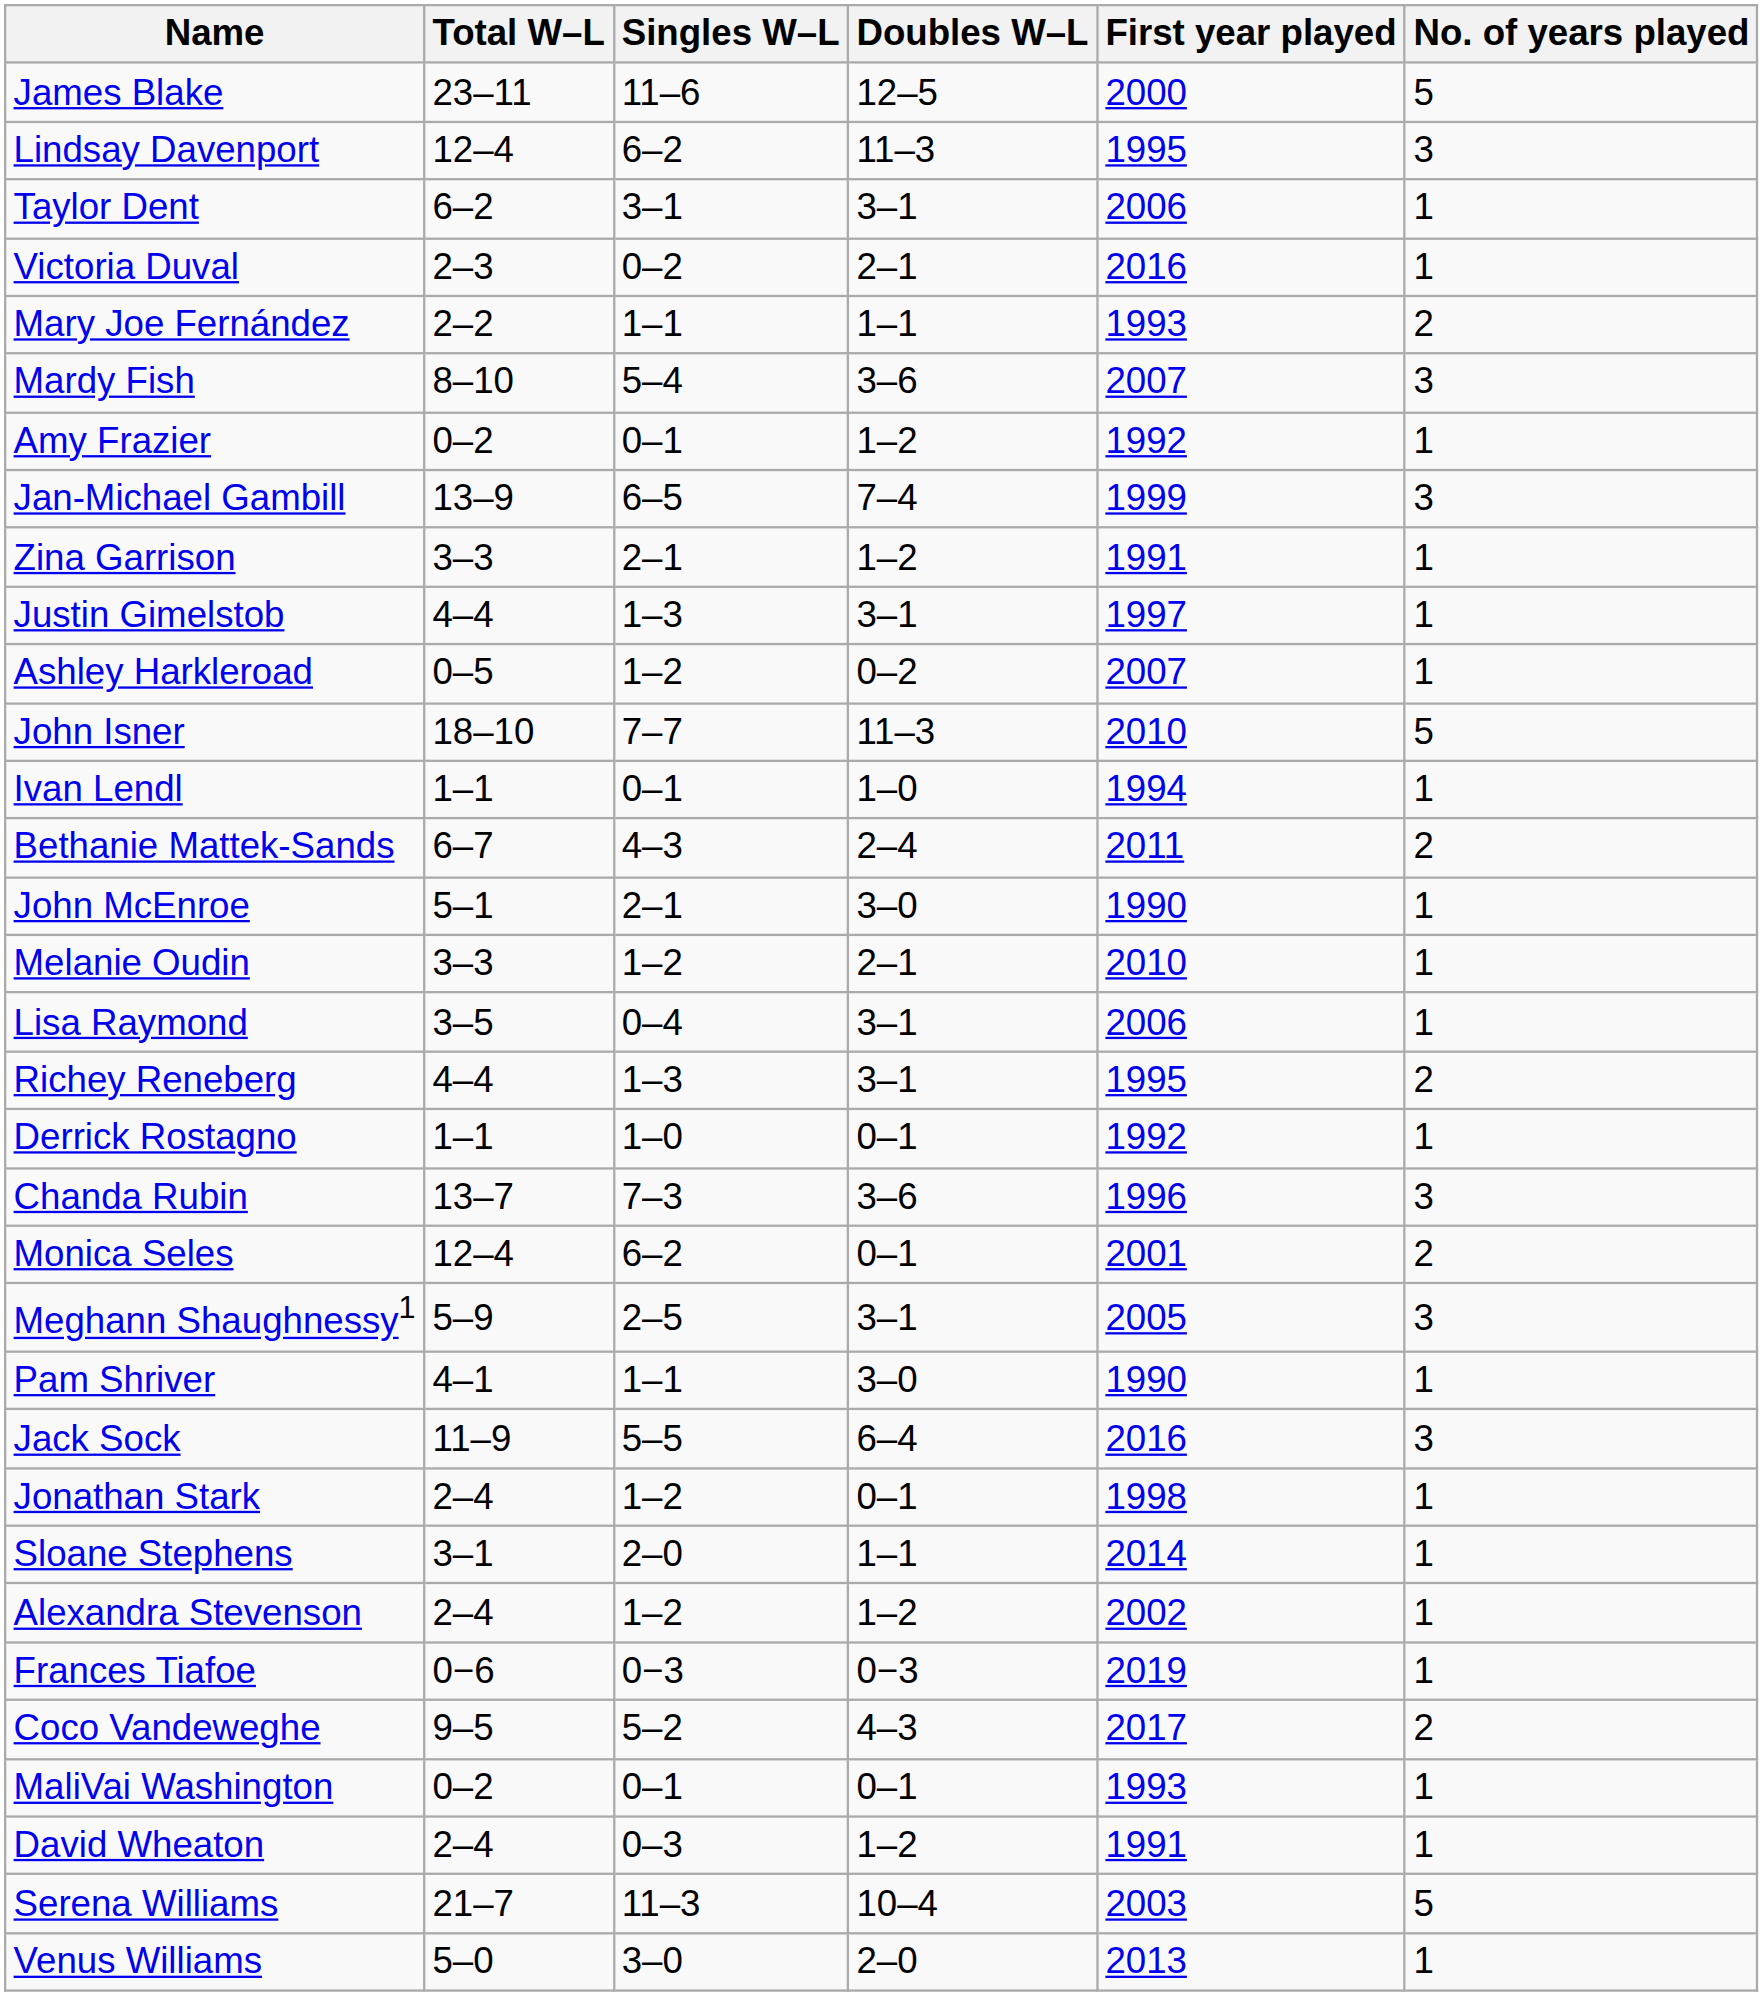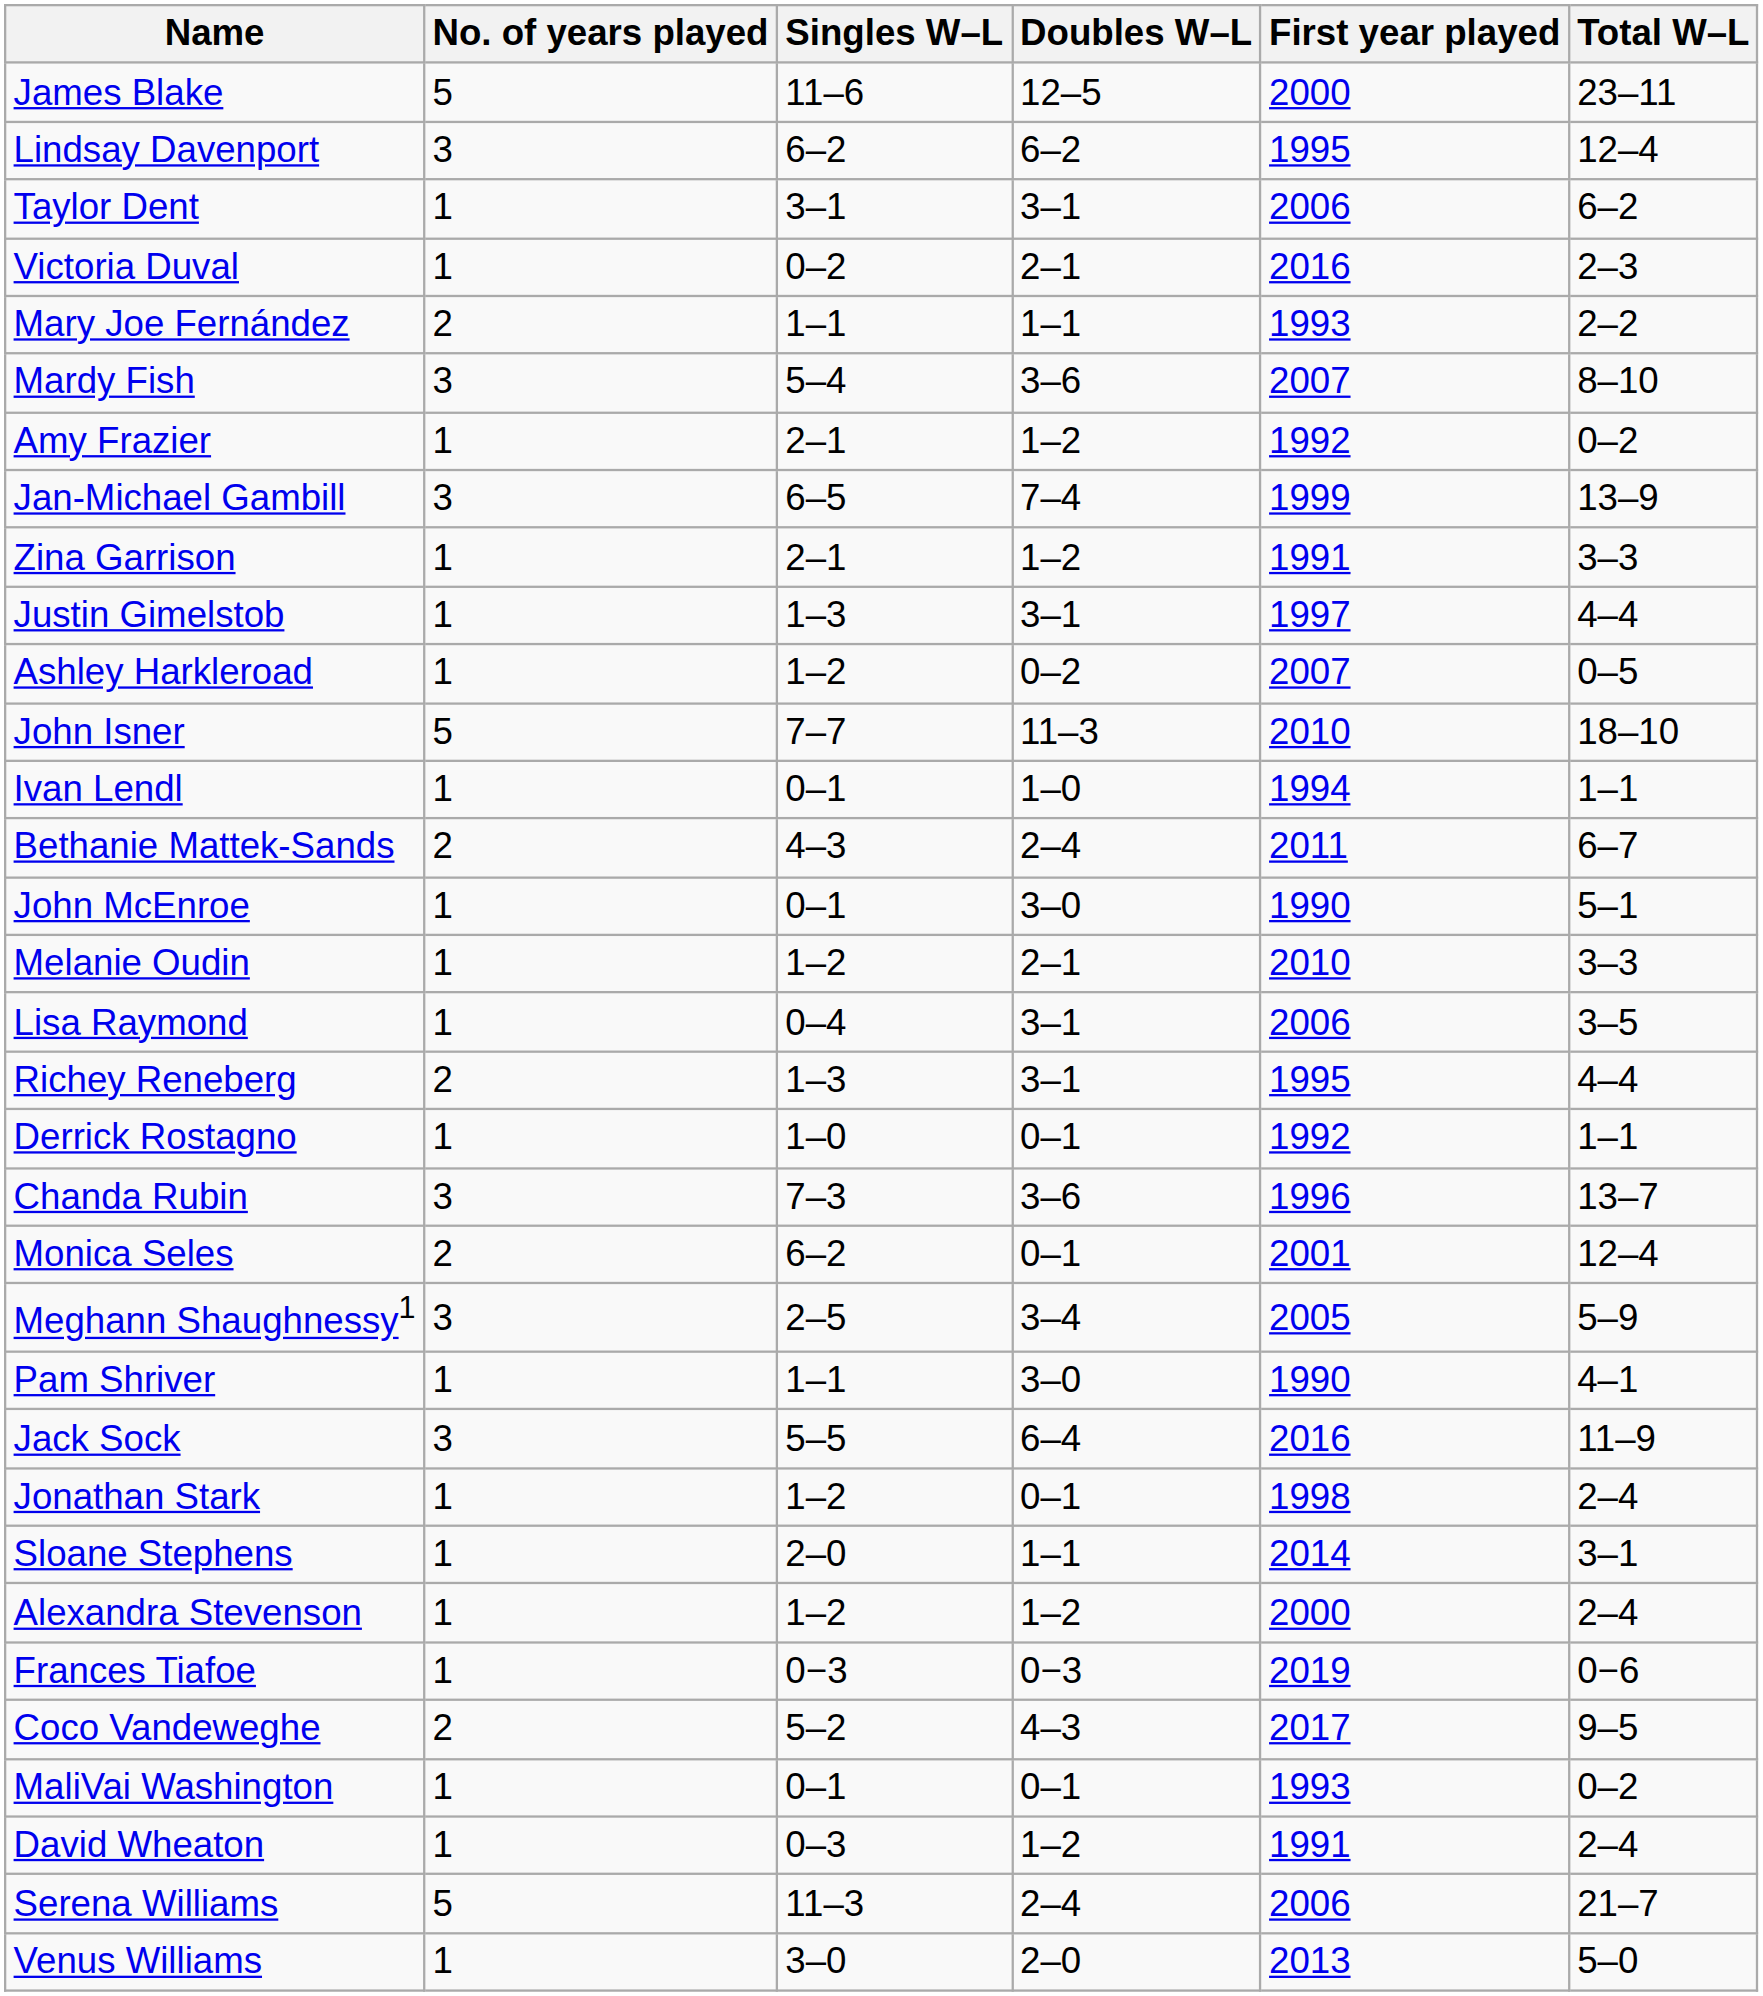columns swapped: (519, 33) <-> (1581, 33)
(896, 149) 11–3 -> (1051, 149) 6–2
(652, 440) 0–1 -> (816, 440) 2–1
(652, 905) 2–1 -> (816, 905) 0–1
(887, 1316) 3–1 -> (1051, 1316) 3–4
(1146, 1612) 2002 -> (1310, 1612) 2000
(897, 1902) 10–4 -> (1051, 1902) 2–4
(1146, 1902) 2003 -> (1310, 1902) 2006
